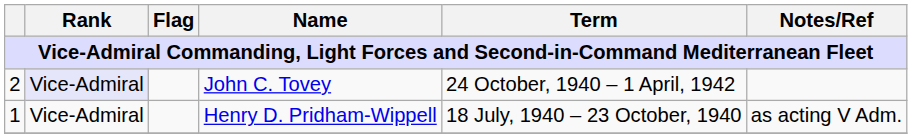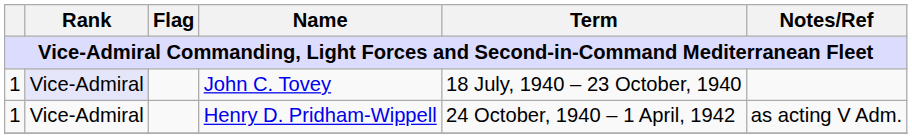(15, 84) 2 -> (15, 84) 1
(591, 84) 24 October, 1940 – 1 April, 1942 -> (594, 84) 18 July, 1940 – 23 October, 1940
(594, 116) 18 July, 1940 – 23 October, 1940 -> (591, 116) 24 October, 1940 – 1 April, 1942
